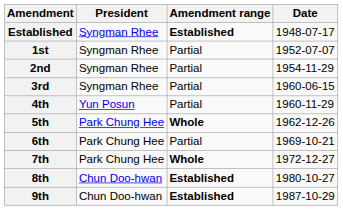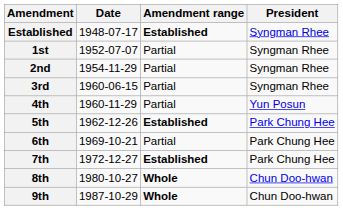columns swapped: (305, 13) <-> (121, 13)
(187, 123) Whole -> (175, 123) Established
(187, 159) Whole -> (175, 159) Established
(202, 178) Established -> (160, 178) Whole
(202, 196) Established -> (160, 196) Whole
